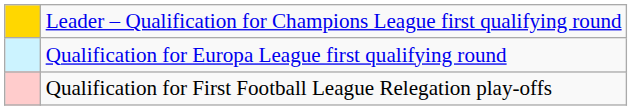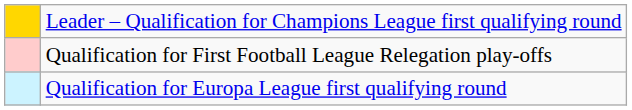rows swapped: (276, 54) <-> (299, 88)
